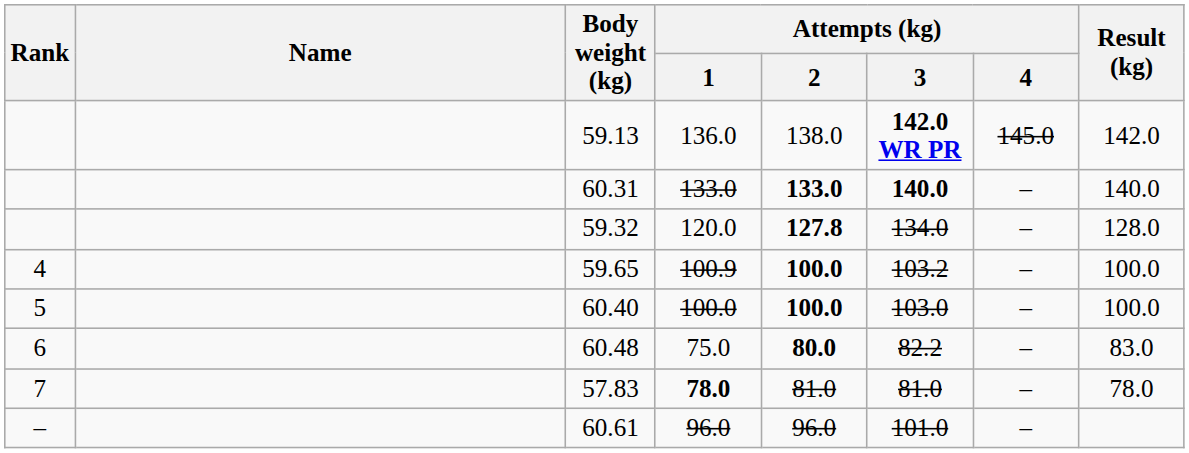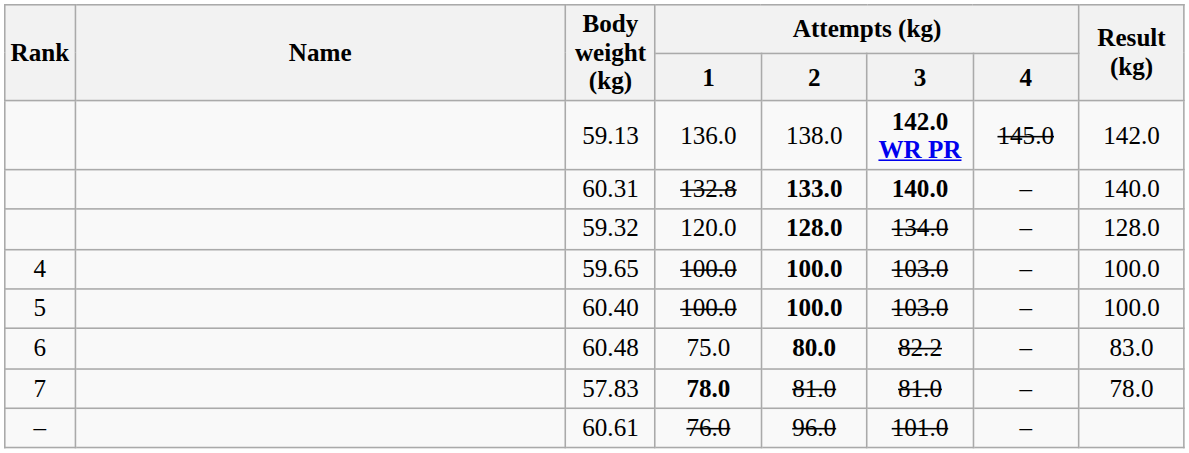(708, 188) 133.0 -> (708, 188) 132.8
(814, 228) 127.8 -> (814, 228) 128.0
(708, 268) 100.9 -> (708, 268) 100.0
(920, 268) 103.2 -> (920, 268) 103.0
(708, 427) 96.0 -> (708, 427) 76.0
